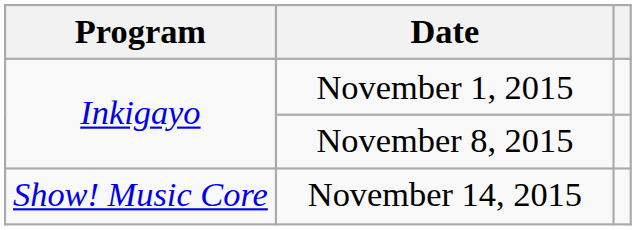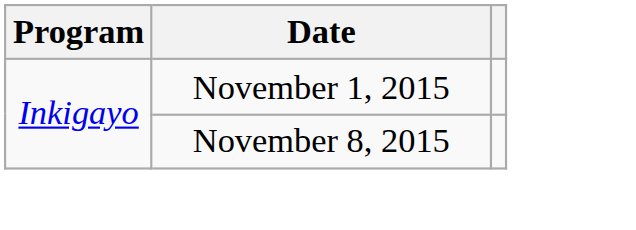- row: (445, 195)
